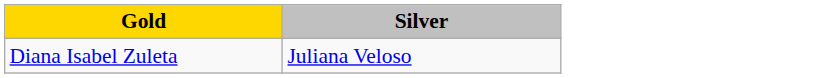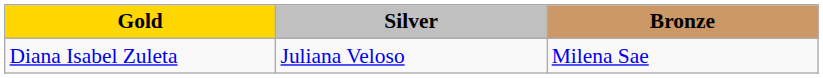+ column: (682, 21)
